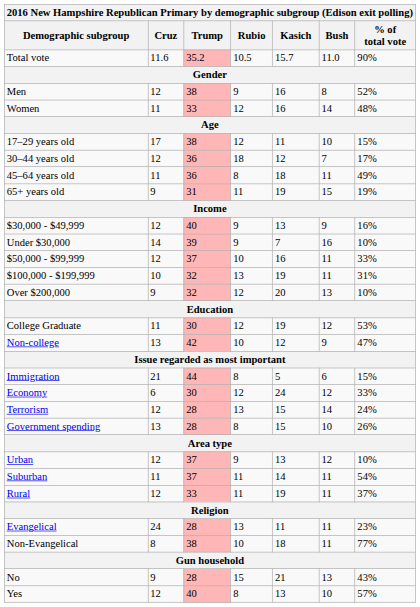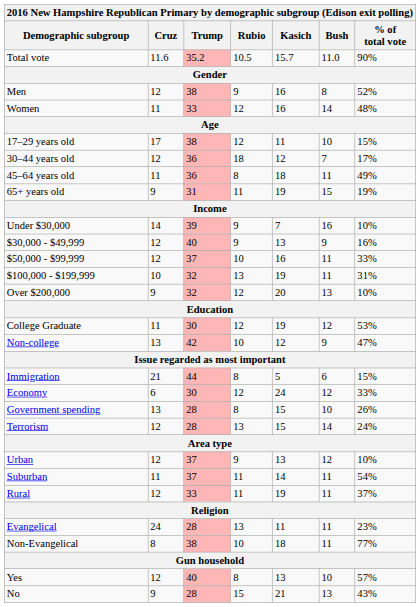rows swapped: (38, 242) <-> (45, 225)
rows swapped: (28, 409) <-> (54, 426)
rows swapped: (14, 594) <-> (13, 577)
